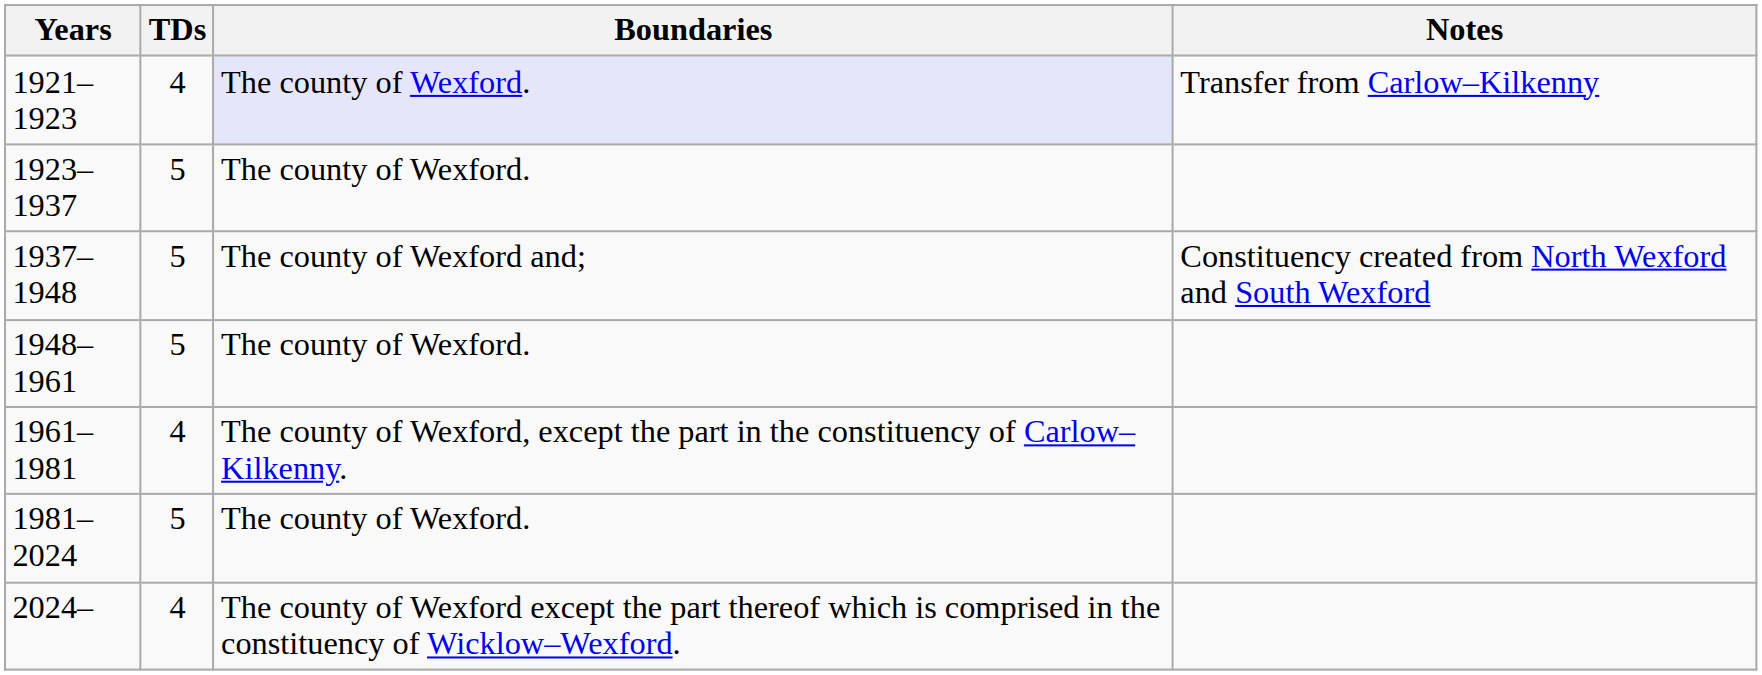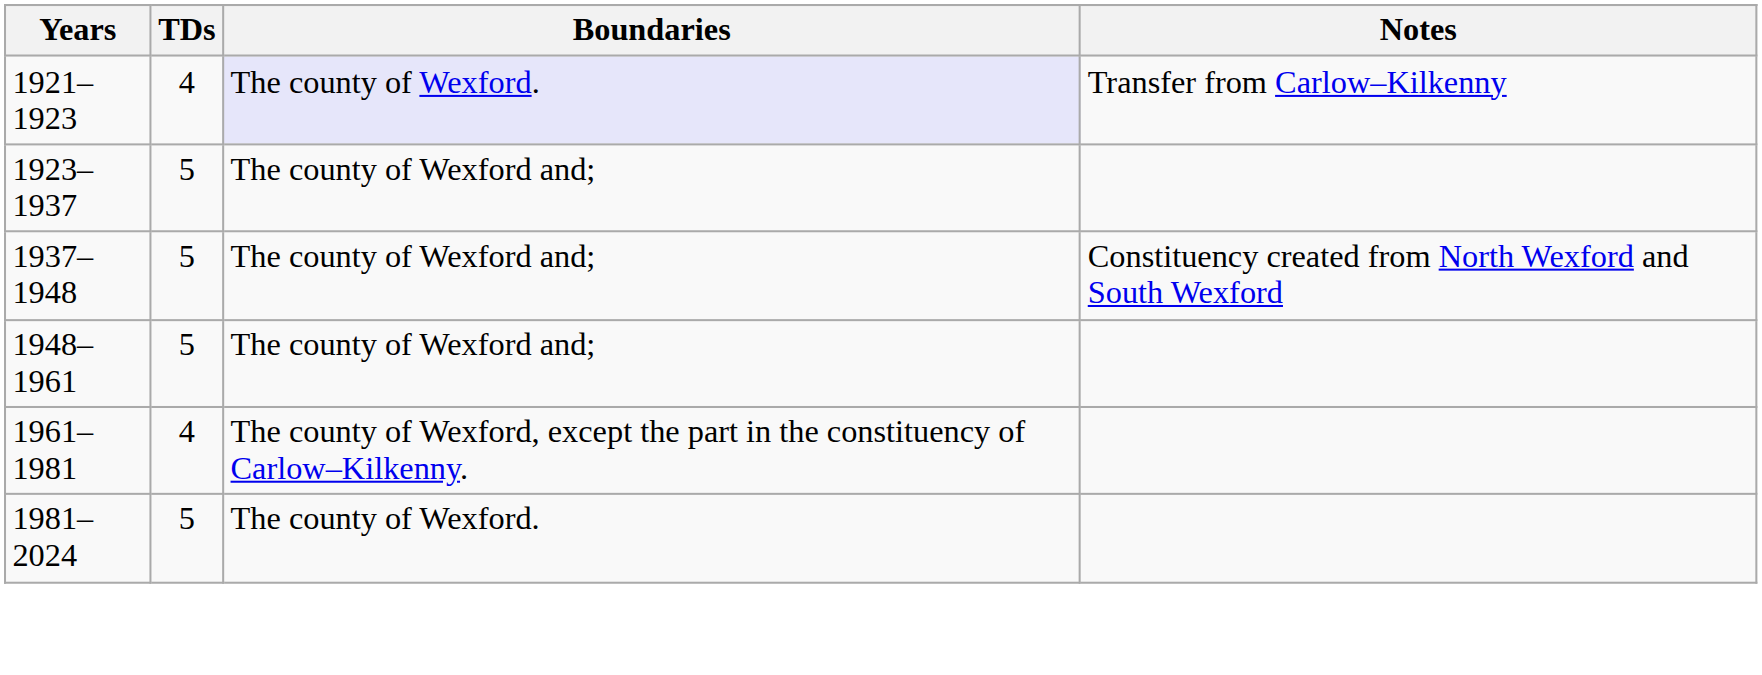(376, 169) The county of Wexford. -> (413, 169) The county of Wexford and;
(376, 344) The county of Wexford. -> (413, 344) The county of Wexford and;
- row: (53, 607)
